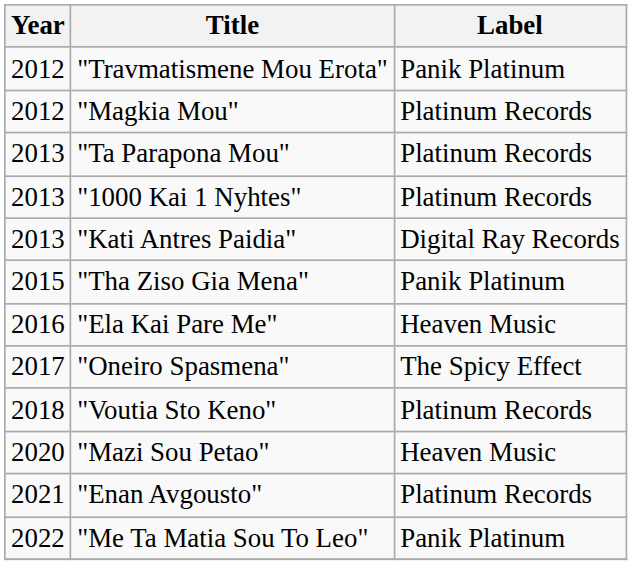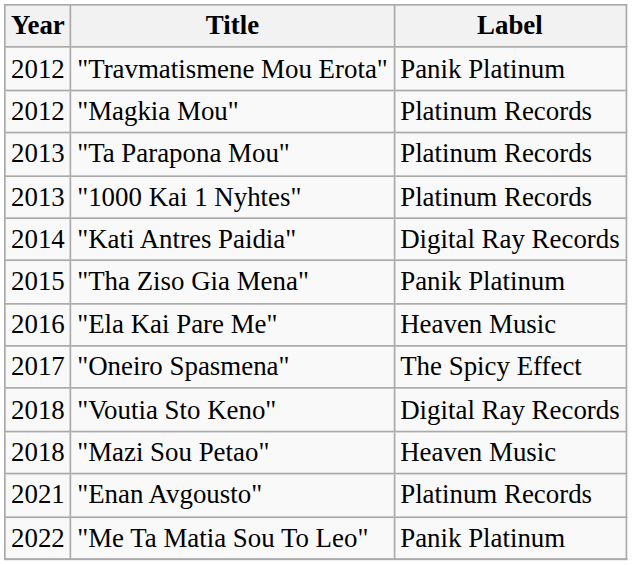(38, 238) 2013 -> (38, 238) 2014
(496, 409) Platinum Records -> (510, 409) Digital Ray Records
(38, 452) 2020 -> (38, 452) 2018
